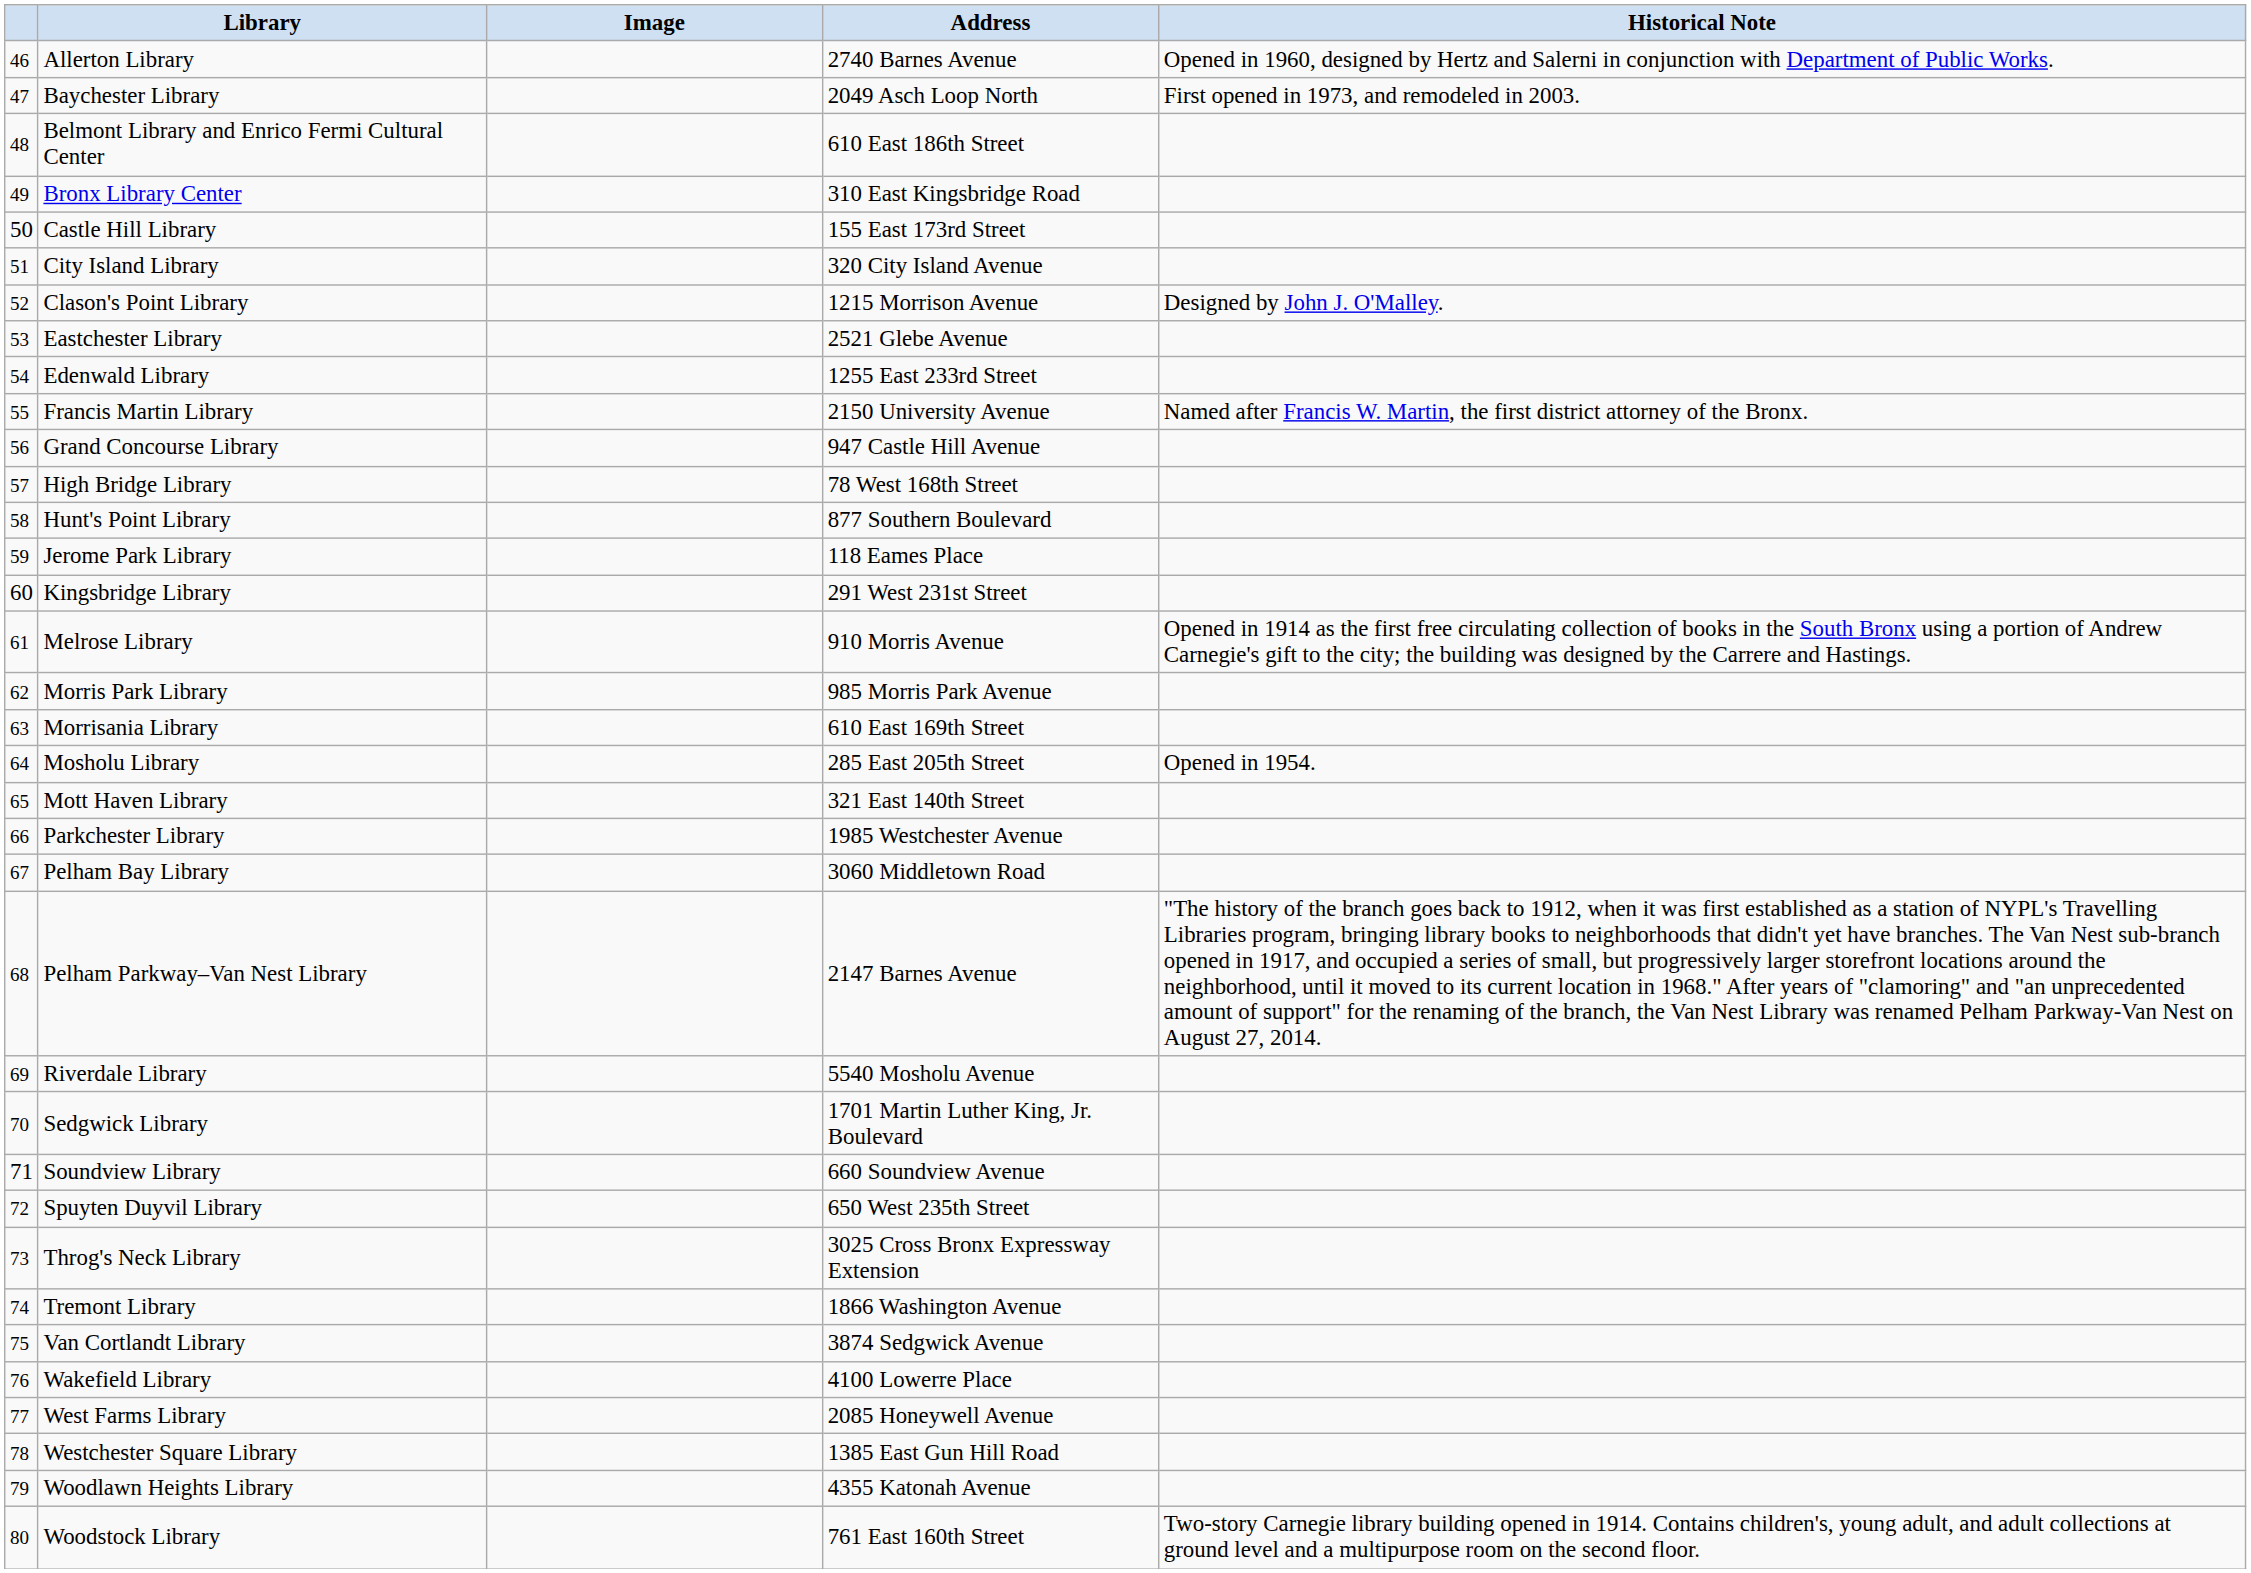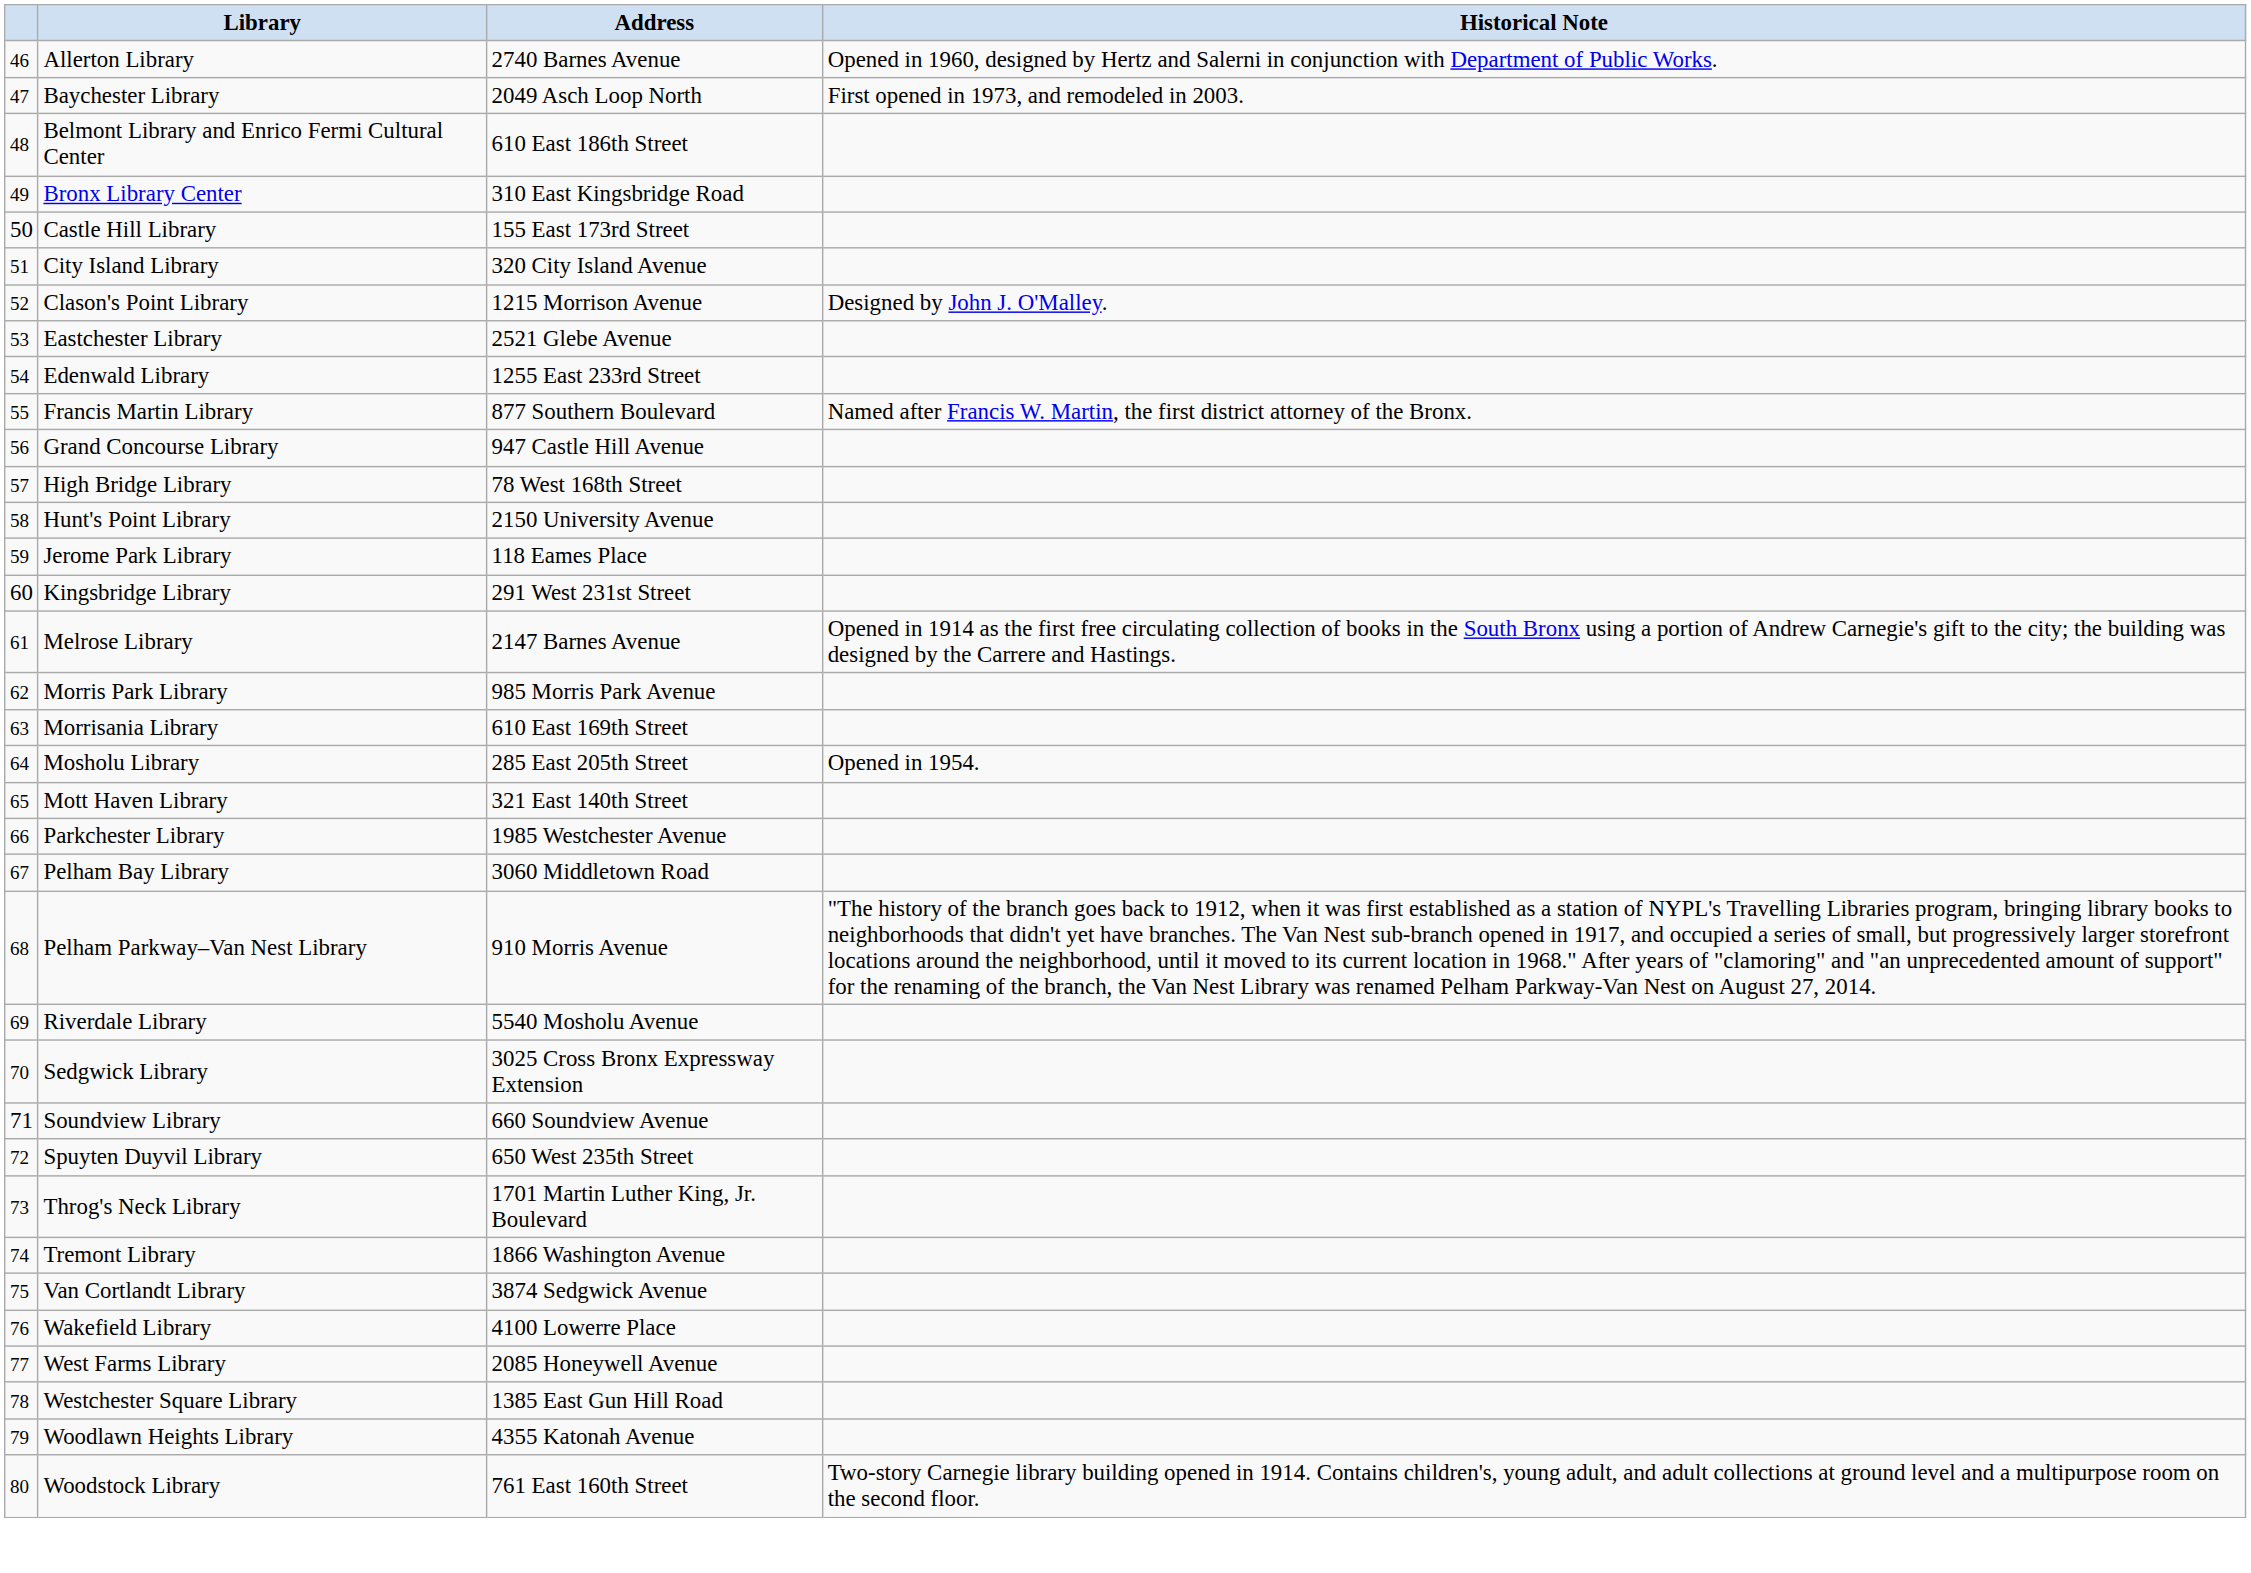- column: (654, 22)
(939, 411) 2150 University Avenue -> (603, 411) 877 Southern Boulevard
(940, 520) 877 Southern Boulevard -> (603, 520) 2150 University Avenue
(916, 641) 910 Morris Avenue -> (586, 641) 2147 Barnes Avenue
(922, 973) 2147 Barnes Avenue -> (580, 947) 910 Morris Avenue
(960, 1122) 1701 Martin Luther King, Jr. Boulevard -> (633, 1071) 3025 Cross Bronx Expressway Extension
(969, 1257) 3025 Cross Bronx Expressway Extension -> (624, 1205) 1701 Martin Luther King, Jr. Boulevard
